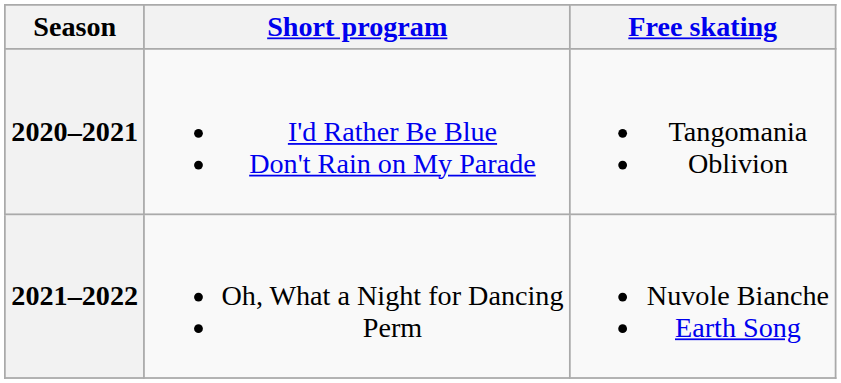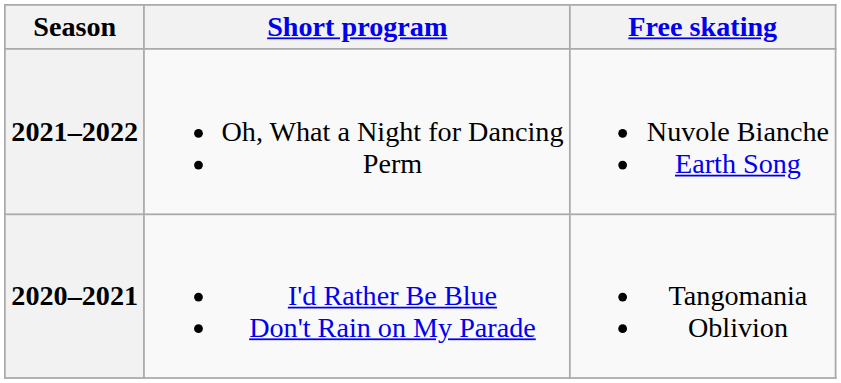rows swapped: (75, 131) <-> (75, 295)
